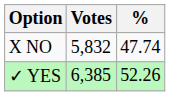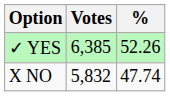rows swapped: (35, 76) <-> (30, 47)
